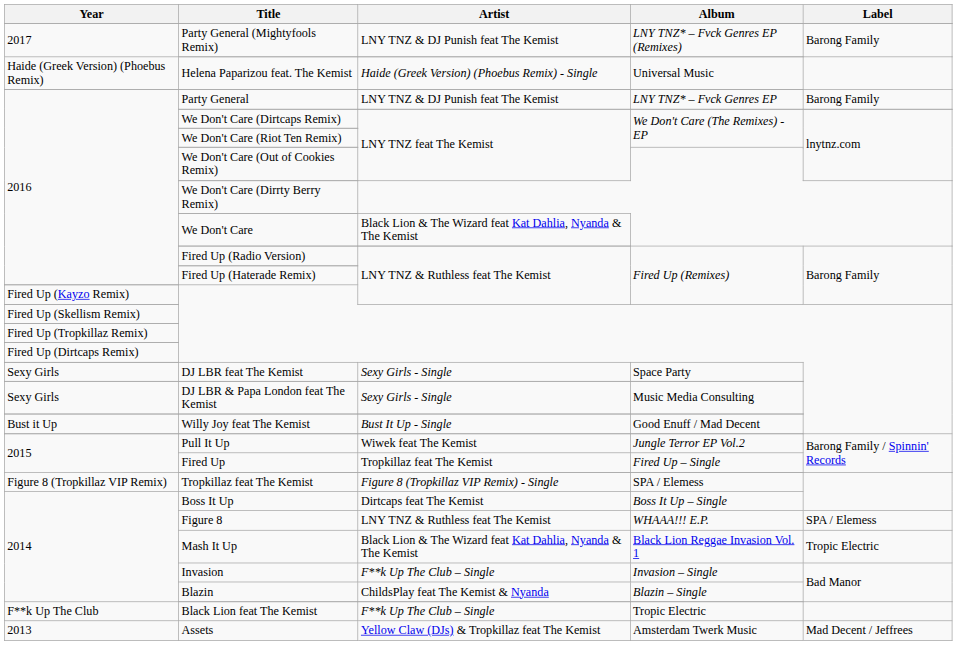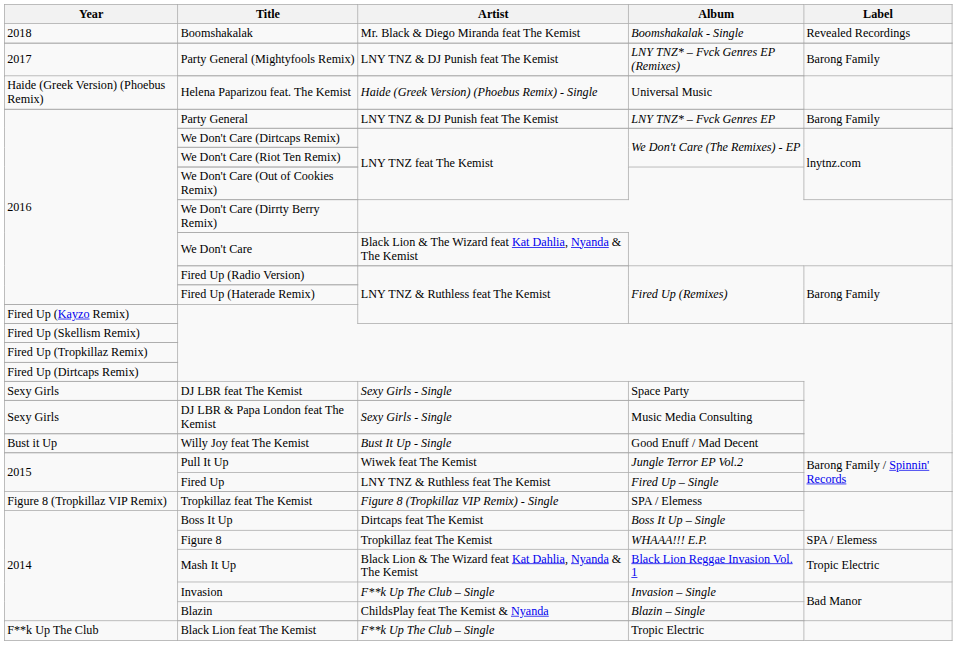+ row: (19, 33)
(427, 462) Tropkillaz feat The Kemist -> (456, 481) LNY TNZ & Ruthless feat The Kemist
(456, 520) LNY TNZ & Ruthless feat The Kemist -> (427, 539) Tropkillaz feat The Kemist
- row: (19, 630)
